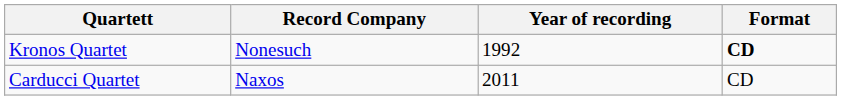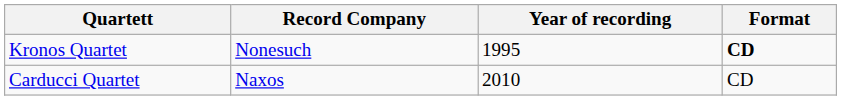(501, 49) 1992 -> (501, 49) 1995
(501, 79) 2011 -> (501, 79) 2010
